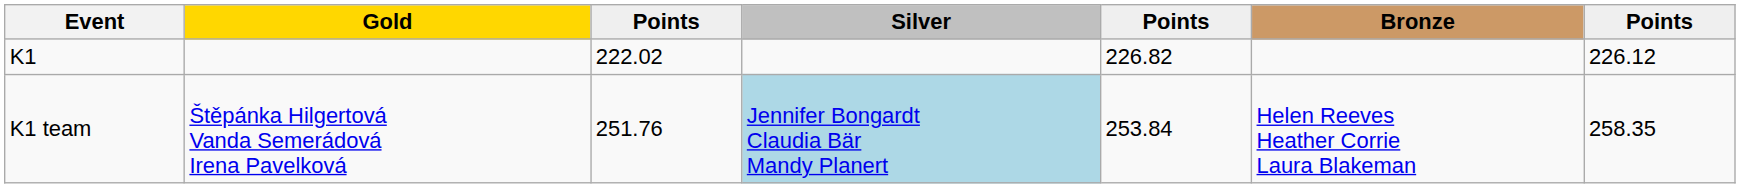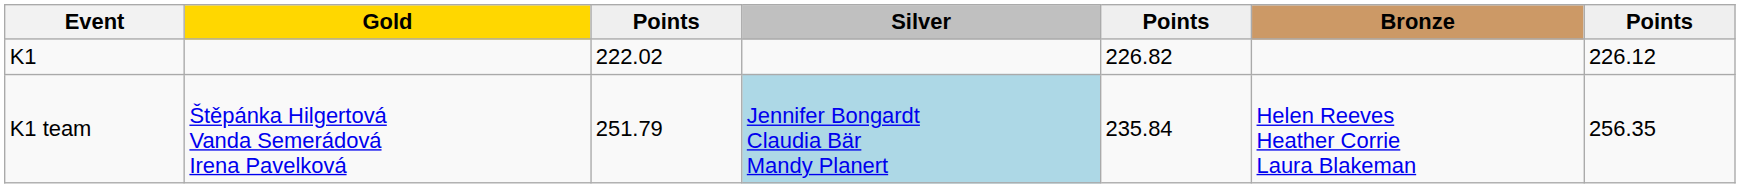(629, 128) 251.76 -> (629, 128) 251.79
(1139, 128) 253.84 -> (1139, 128) 235.84
(1622, 128) 258.35 -> (1622, 128) 256.35
